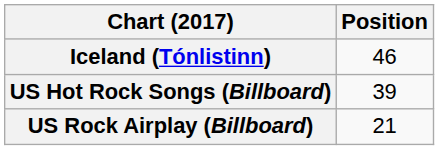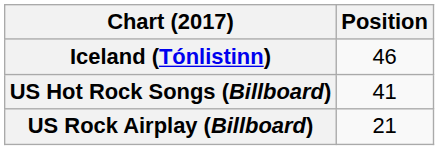(385, 91) 39 -> (385, 91) 41
